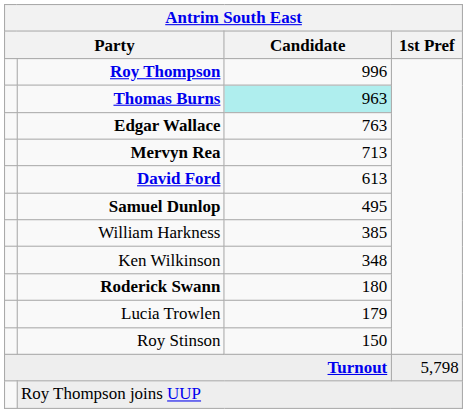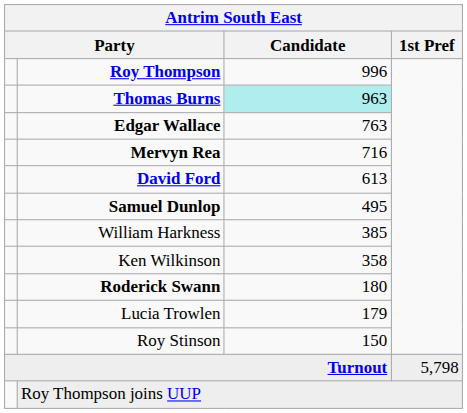(375, 152) 713 -> (375, 152) 716
(375, 260) 348 -> (375, 260) 358
